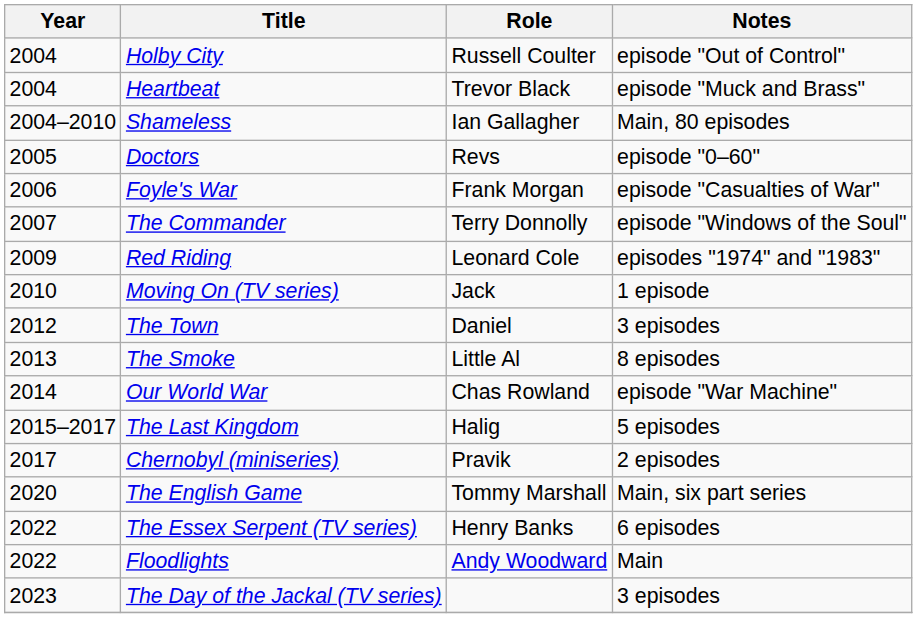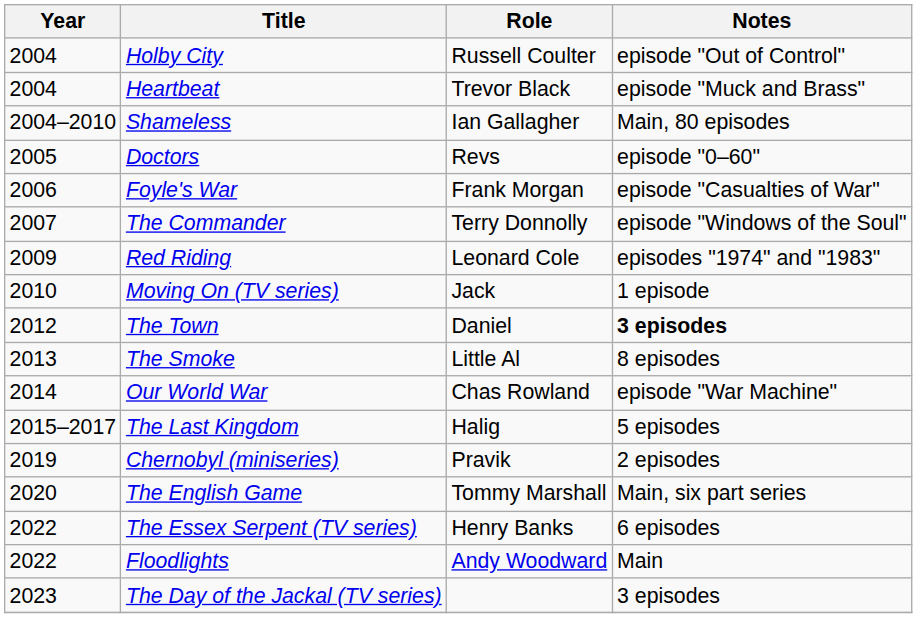(669, 325) normal -> (672, 325) bold
(33, 460) 2017 -> (33, 460) 2019
